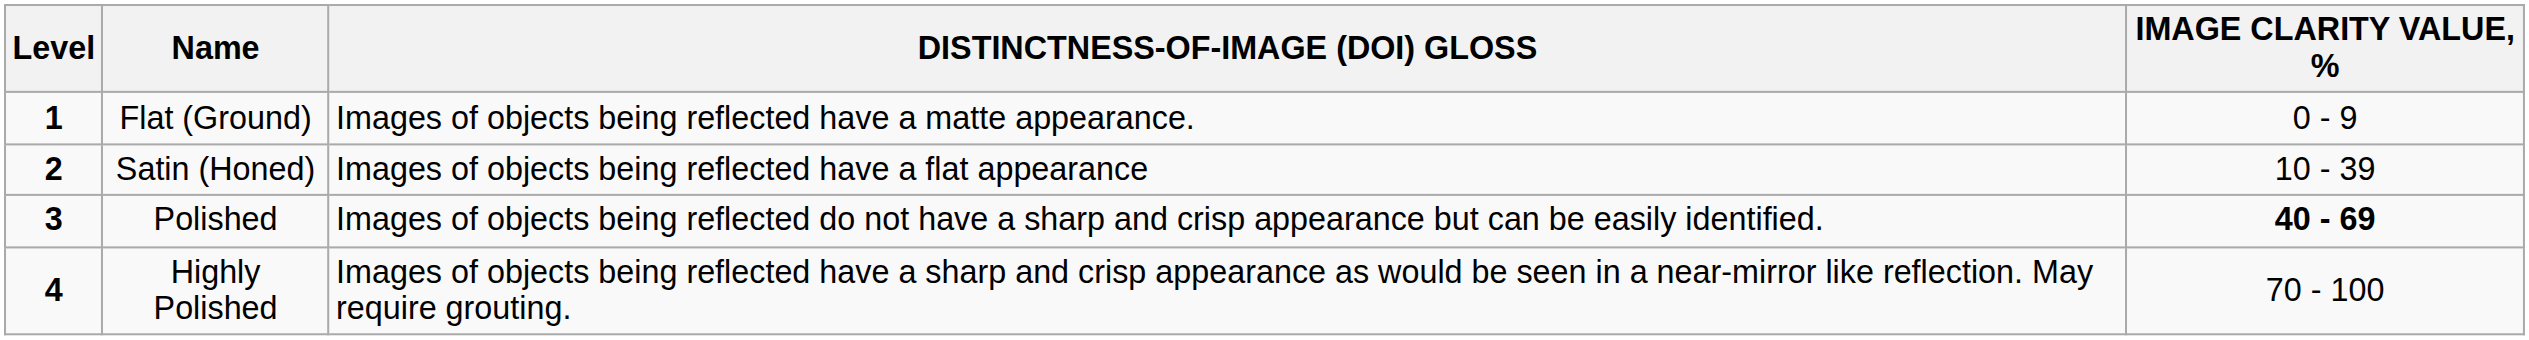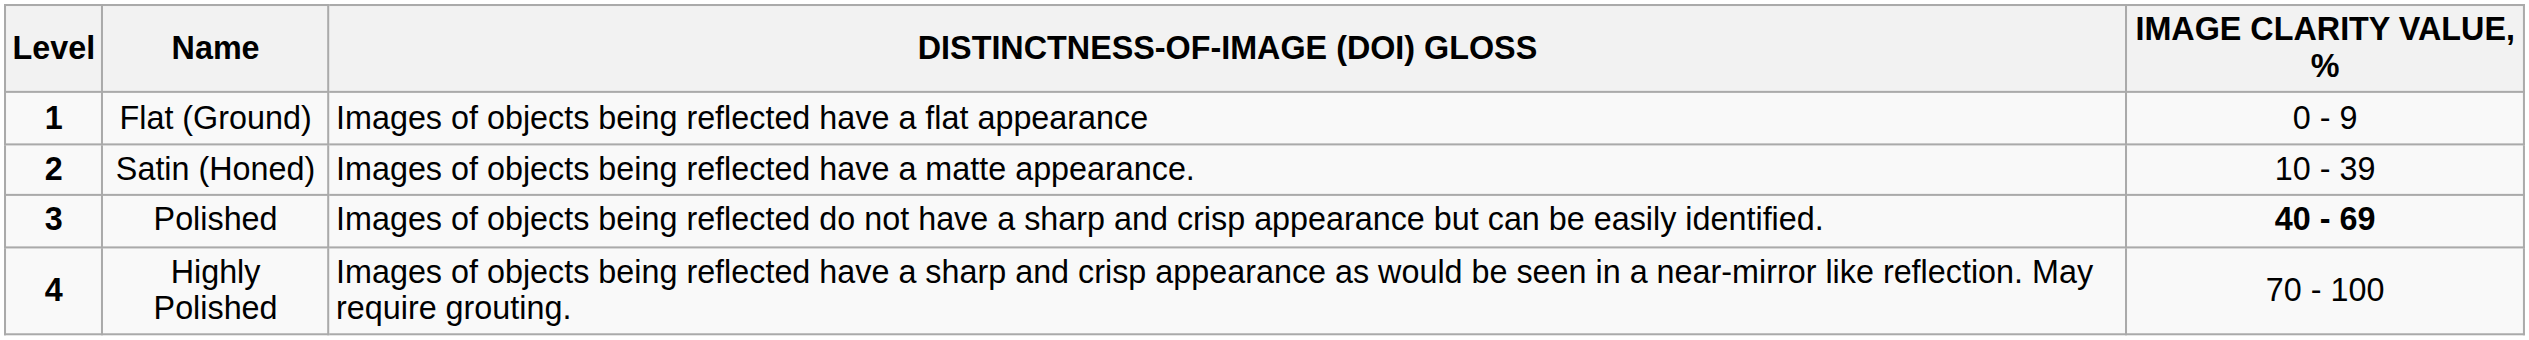(765, 117) Images of objects being reflected have a matte appearance. -> (742, 117) Images of objects being reflected have a flat appearance
(742, 169) Images of objects being reflected have a flat appearance -> (765, 169) Images of objects being reflected have a matte appearance.
